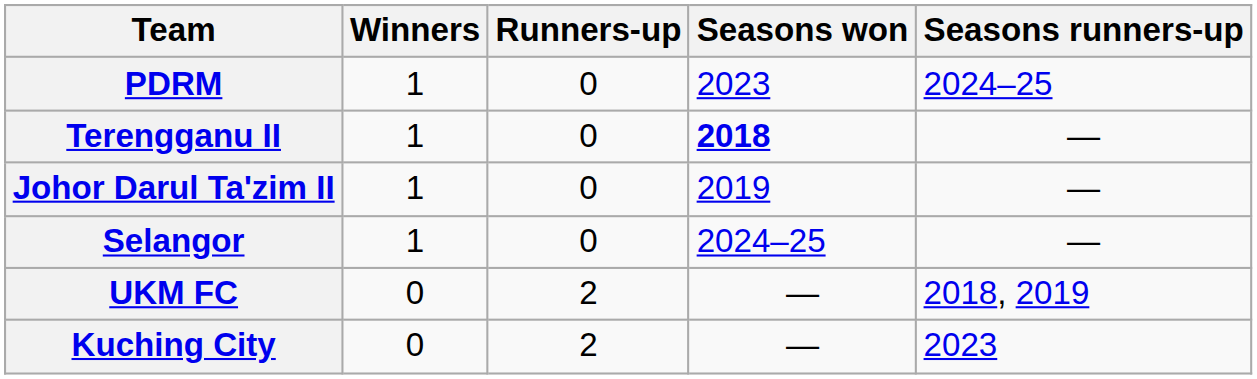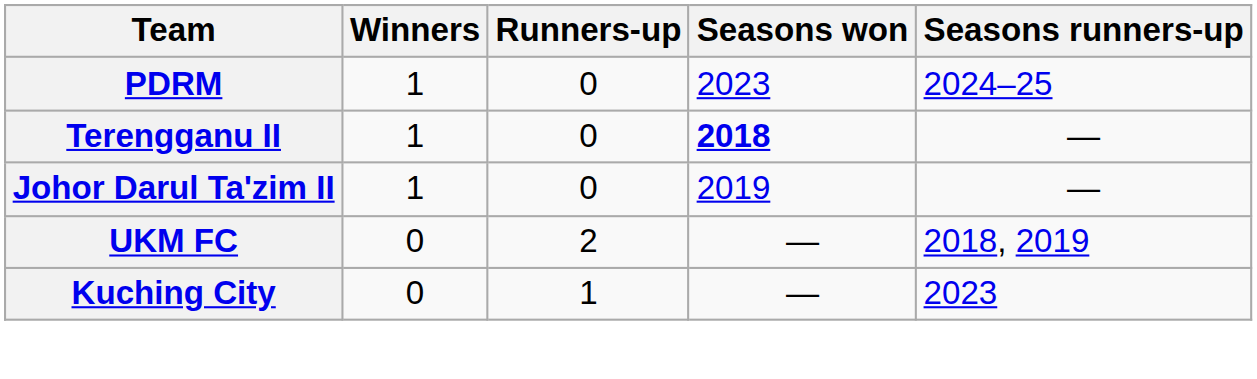- row: (174, 240)
(588, 345) 2 -> (588, 293) 1
